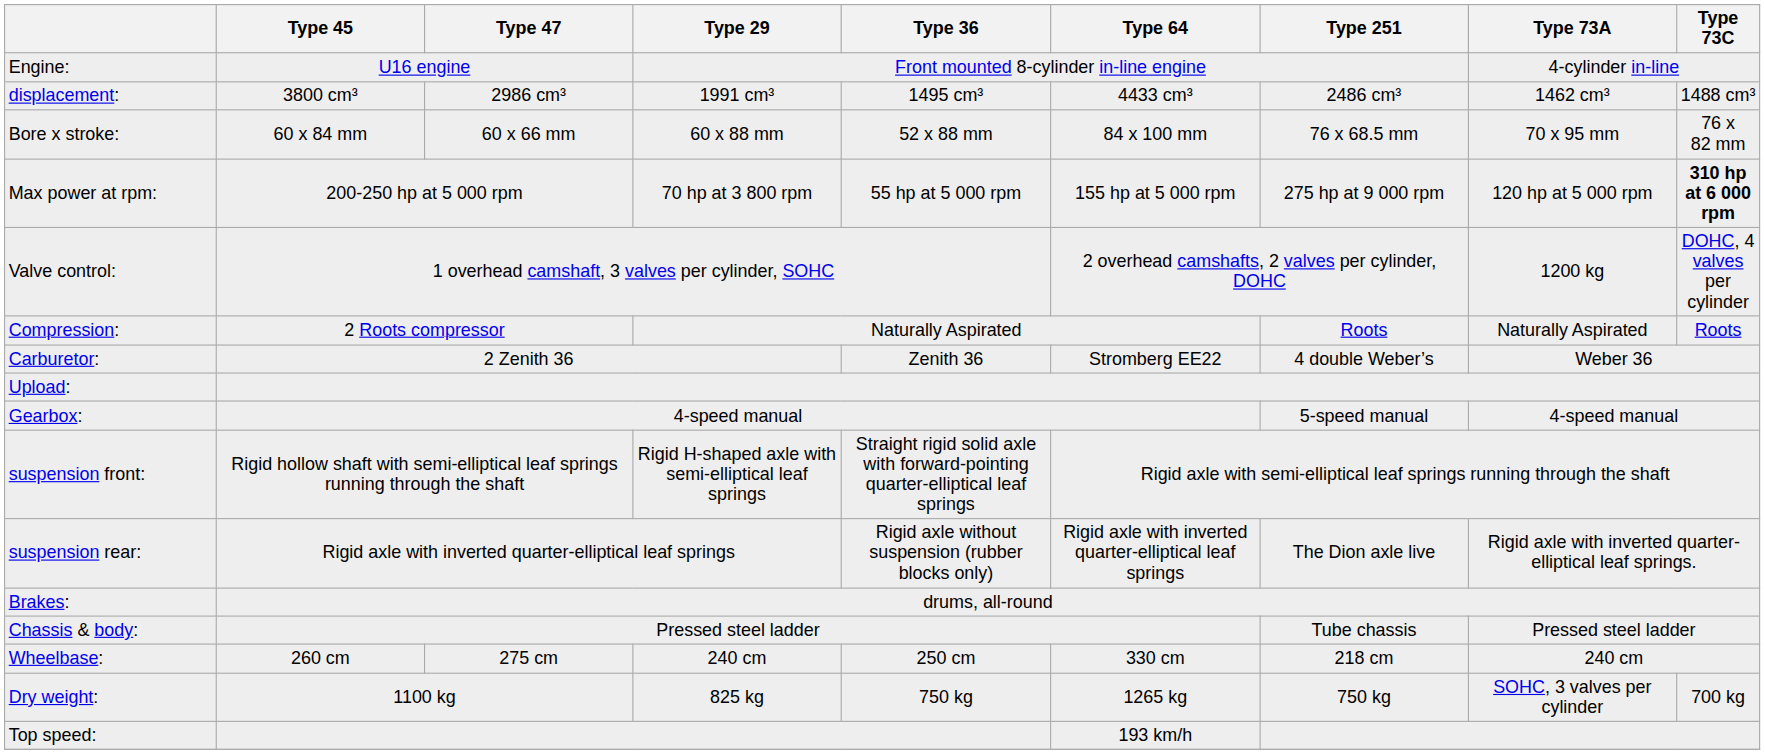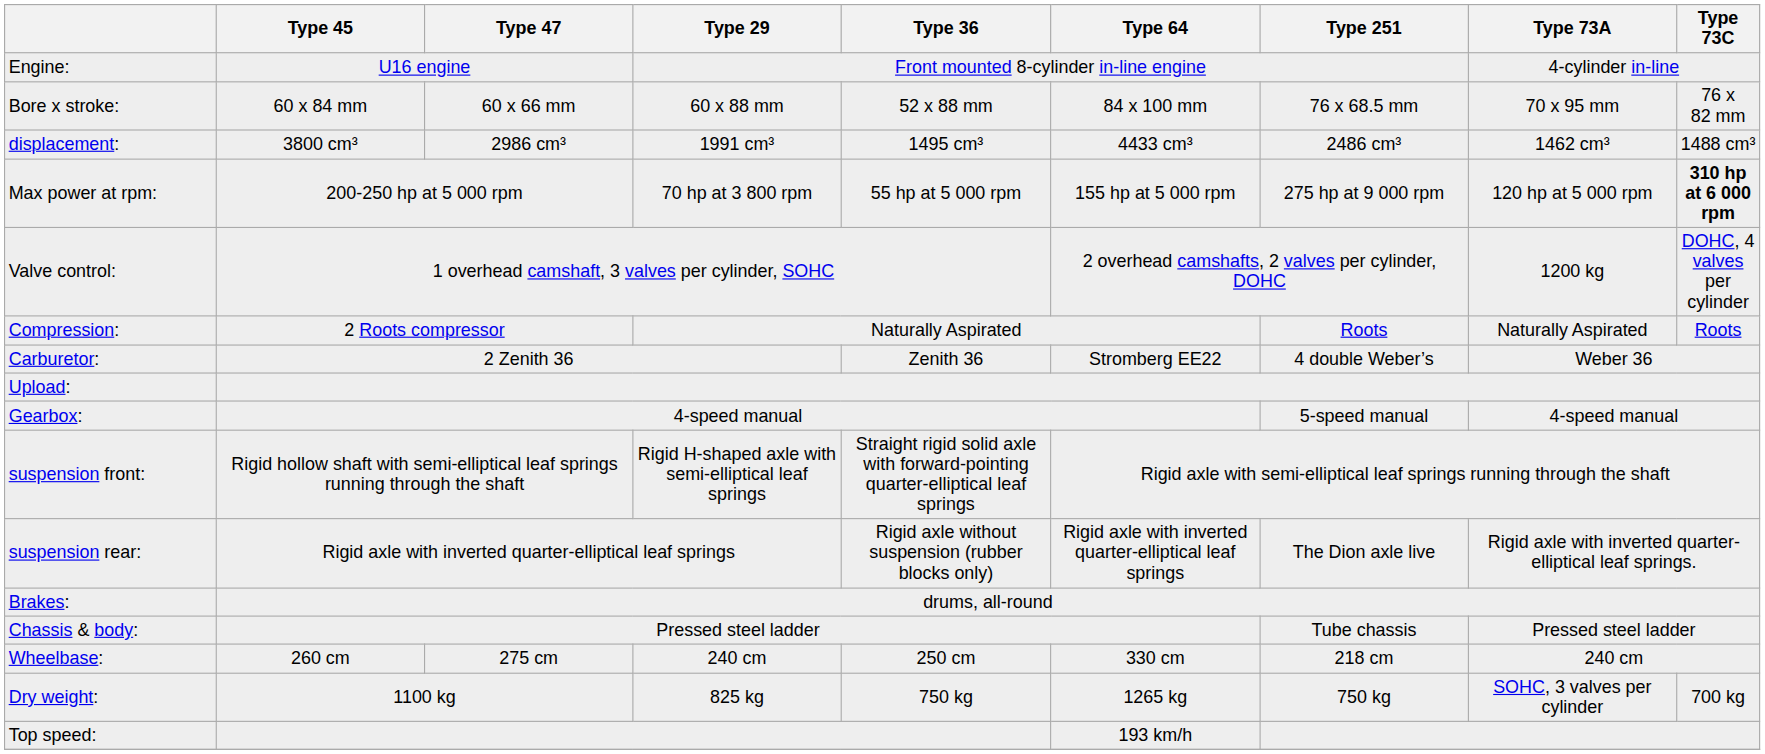rows swapped: (66, 95) <-> (66, 134)
